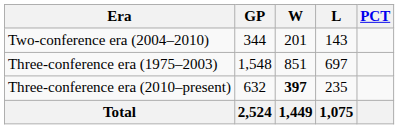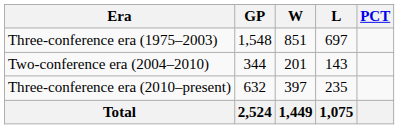rows swapped: (113, 64) <-> (108, 40)
(296, 87) bold -> (296, 87) normal
